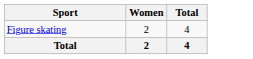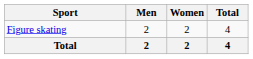+ column: (146, 12)
